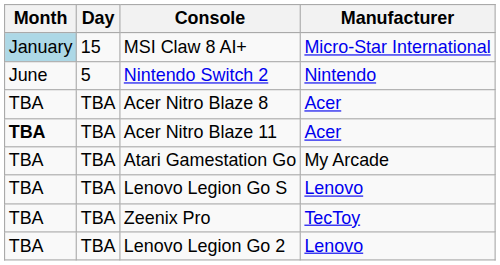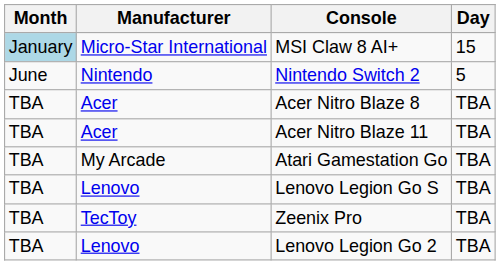columns swapped: (98, 18) <-> (398, 18)
(27, 132) bold -> (26, 132) normal
